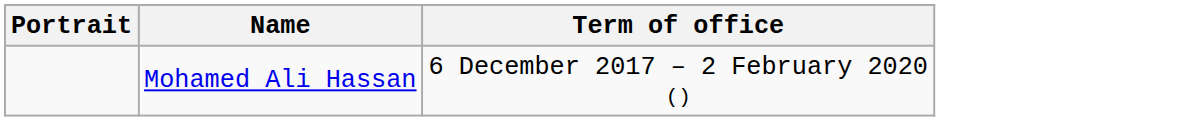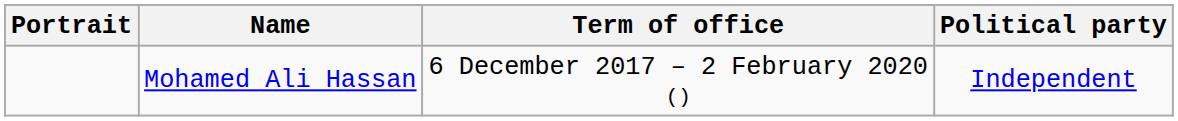+ column: (1054, 26)
